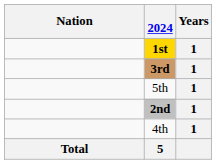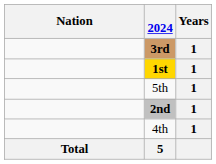rows swapped: (160, 48) <-> (160, 68)
